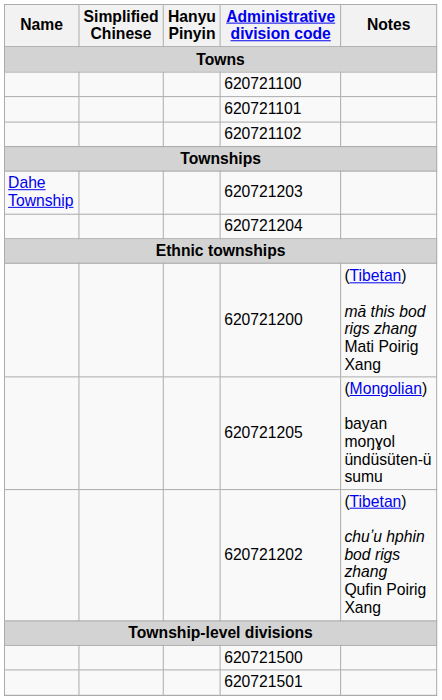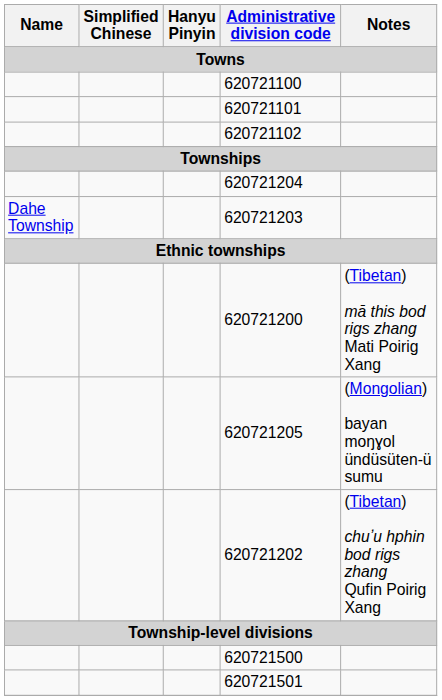rows swapped: (263, 192) <-> (263, 226)
